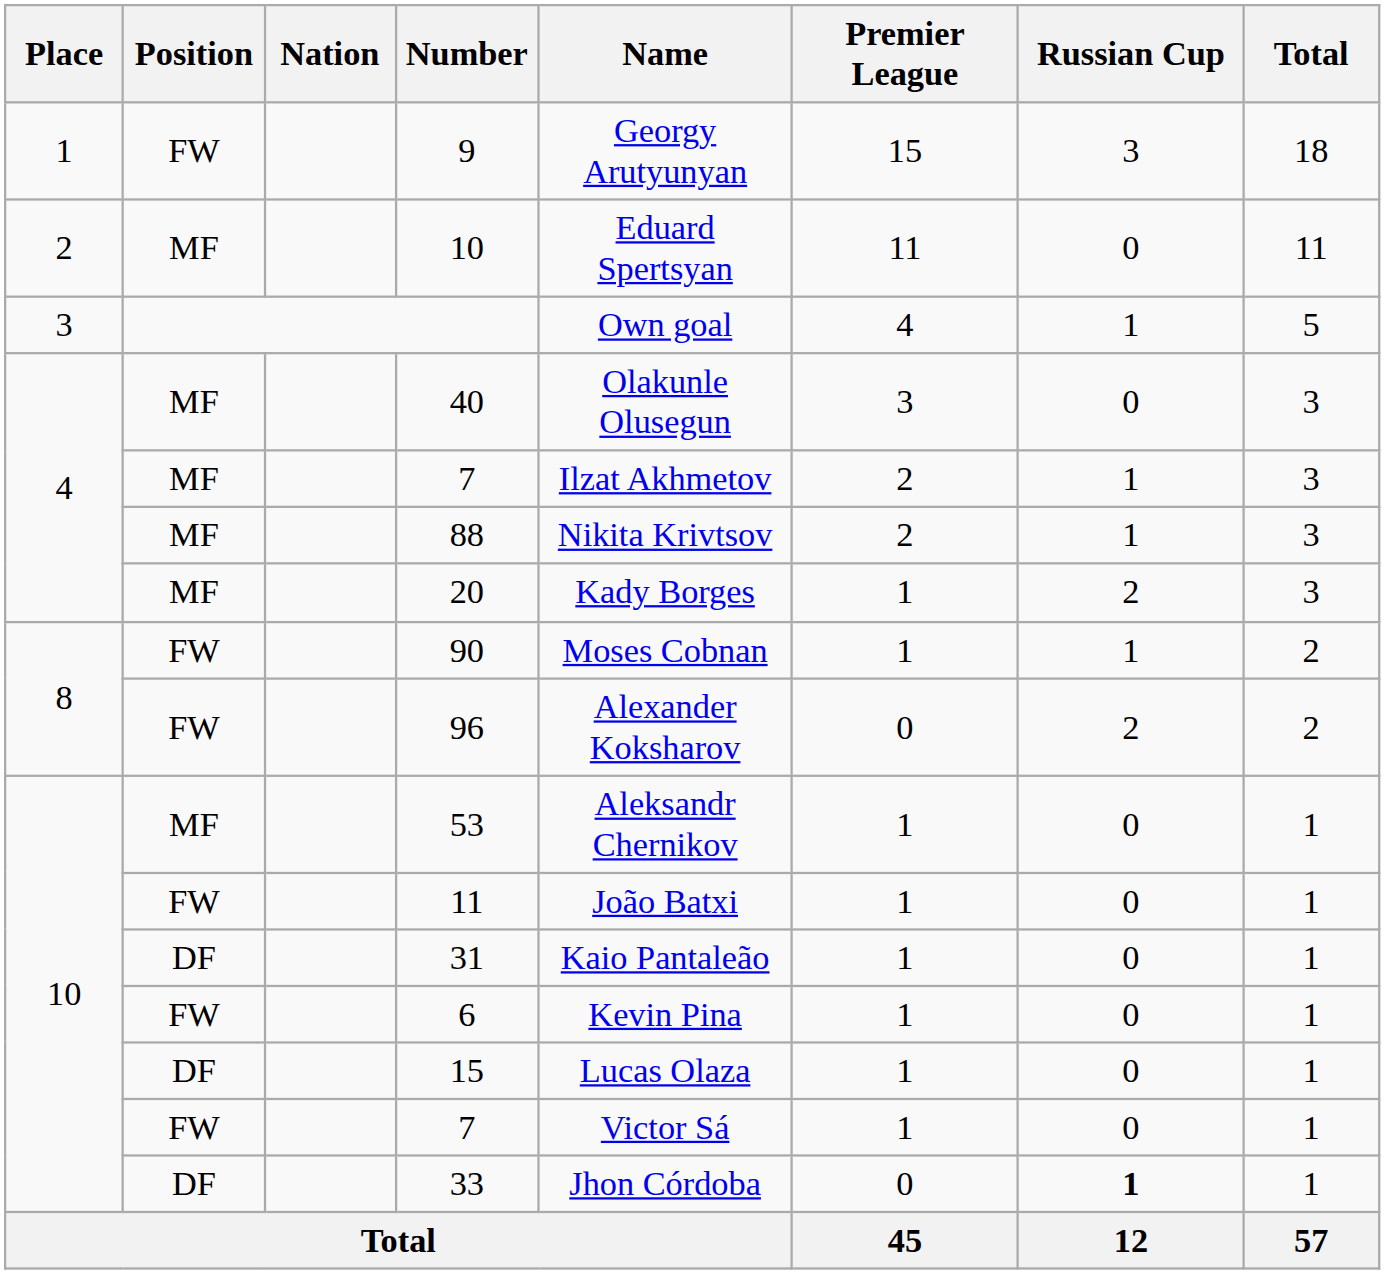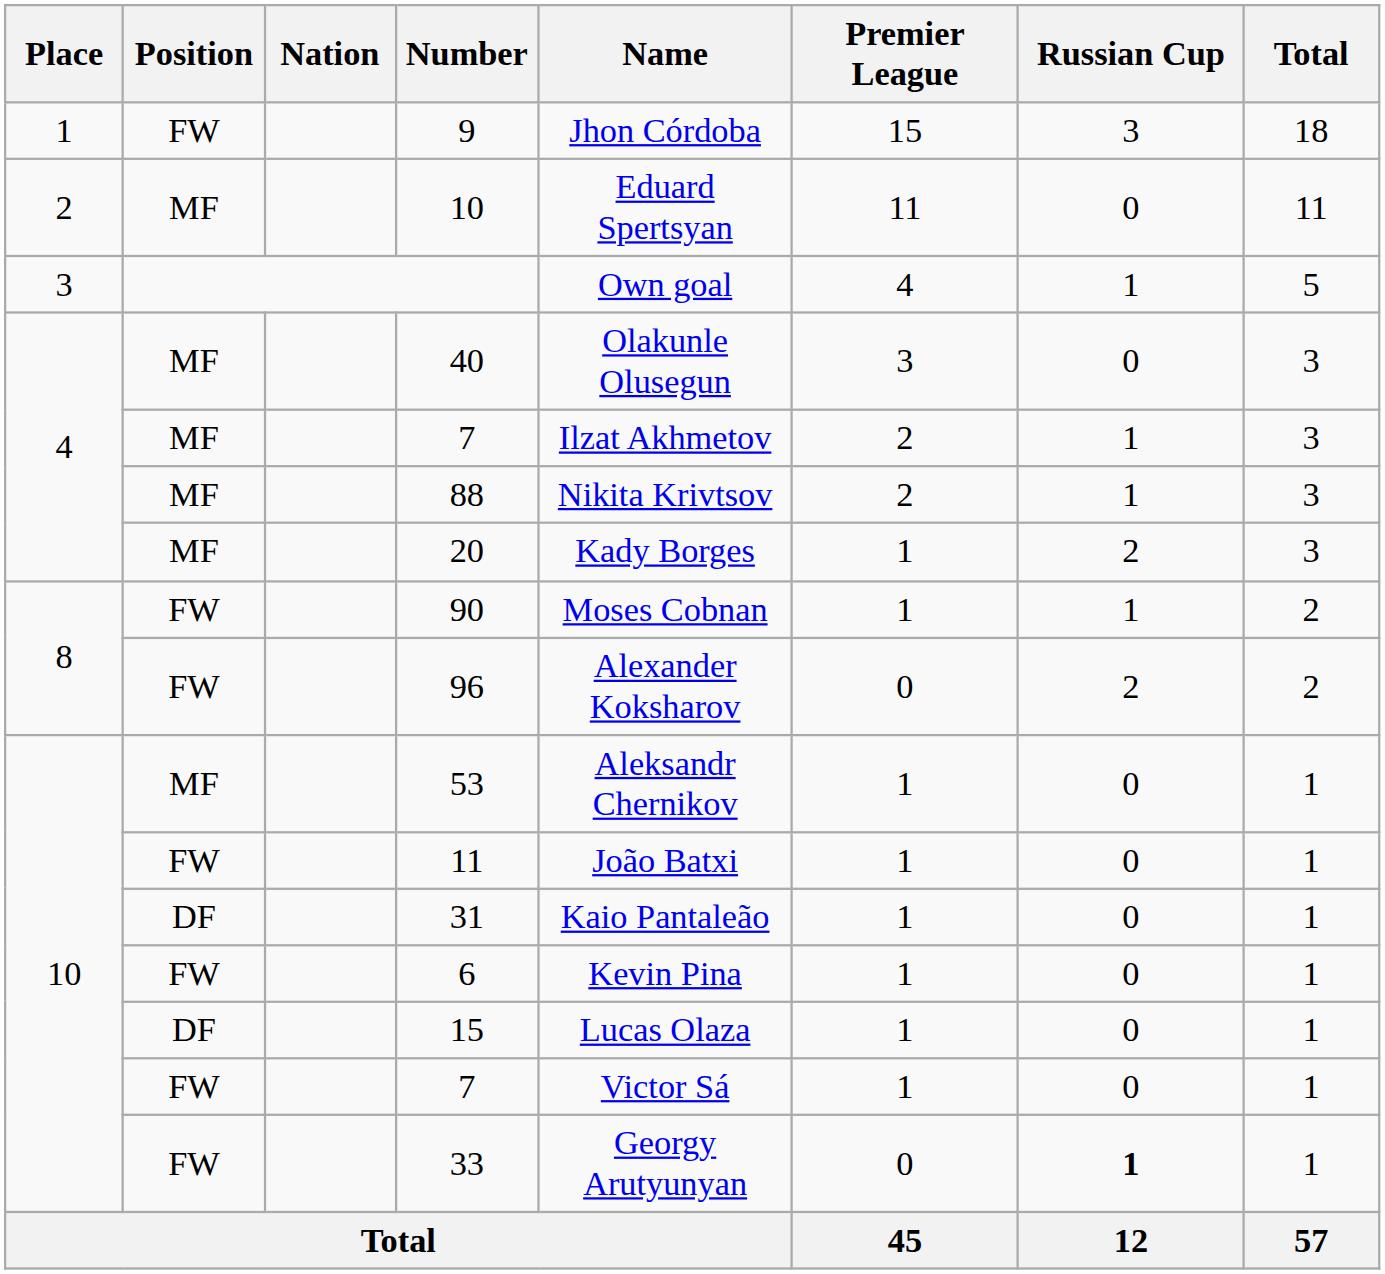(665, 150) Georgy Arutyunyan -> (665, 130) Jhon Córdoba
(194, 1183) DF -> (194, 1163) FW
(665, 1183) Jhon Córdoba -> (665, 1163) Georgy Arutyunyan
